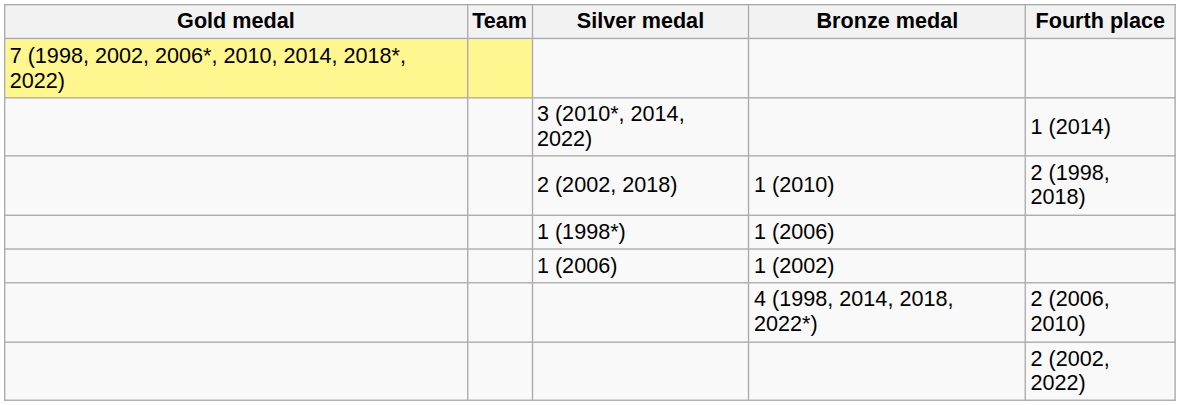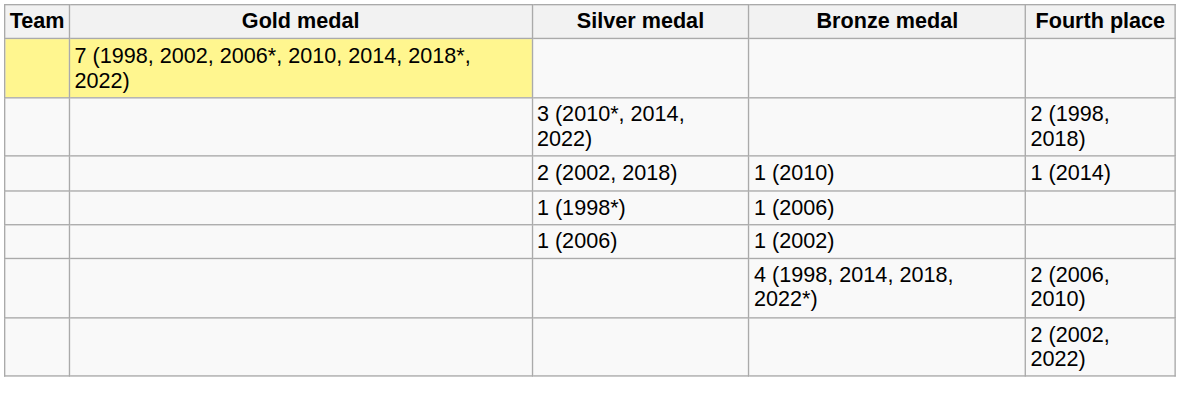columns swapped: (500, 21) <-> (236, 21)
(1071, 126) 1 (2014) -> (1070, 126) 2 (1998, 2018)
(1070, 185) 2 (1998, 2018) -> (1071, 172) 1 (2014)
